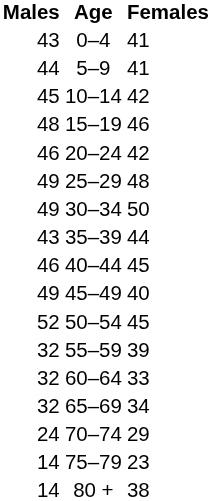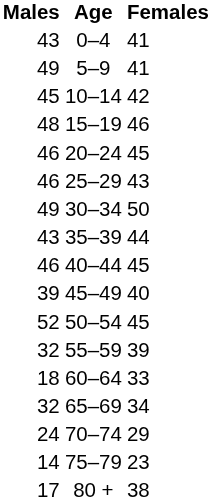(48, 68) 44 -> (48, 68) 49
(138, 153) 42 -> (138, 153) 45
(48, 181) 49 -> (48, 181) 46
(138, 181) 48 -> (138, 181) 43
(48, 293) 49 -> (48, 293) 39
(48, 378) 32 -> (48, 378) 18
(48, 490) 14 -> (48, 490) 17
